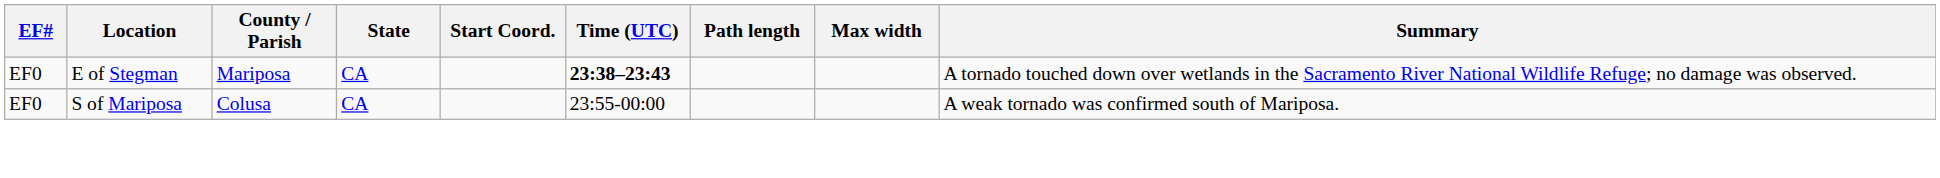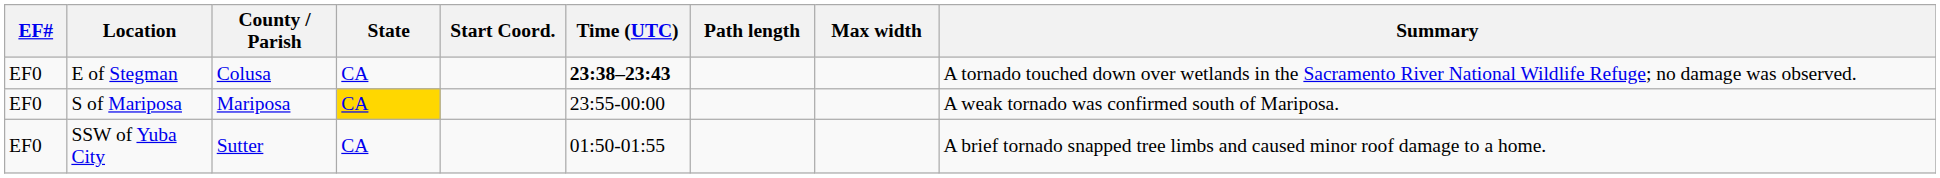(254, 72) Mariposa -> (244, 72) Colusa
(244, 103) Colusa -> (254, 103) Mariposa
(355, 103) no background -> (355, 103) gold background
+ row: (124, 145)
